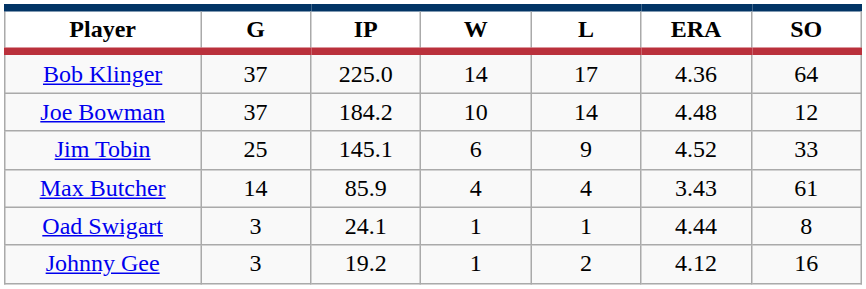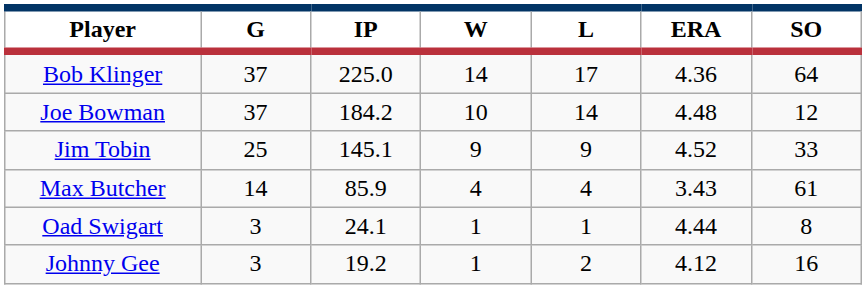(476, 149) 6 -> (476, 149) 9
